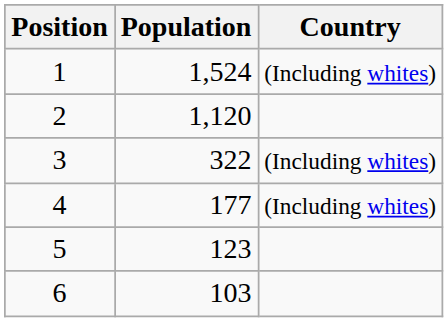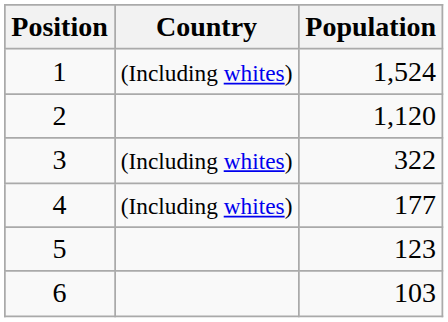columns swapped: (350, 26) <-> (186, 26)
